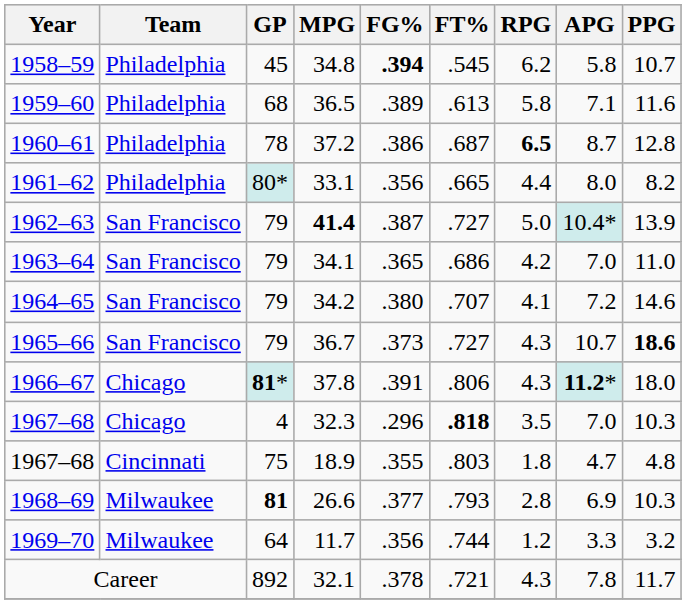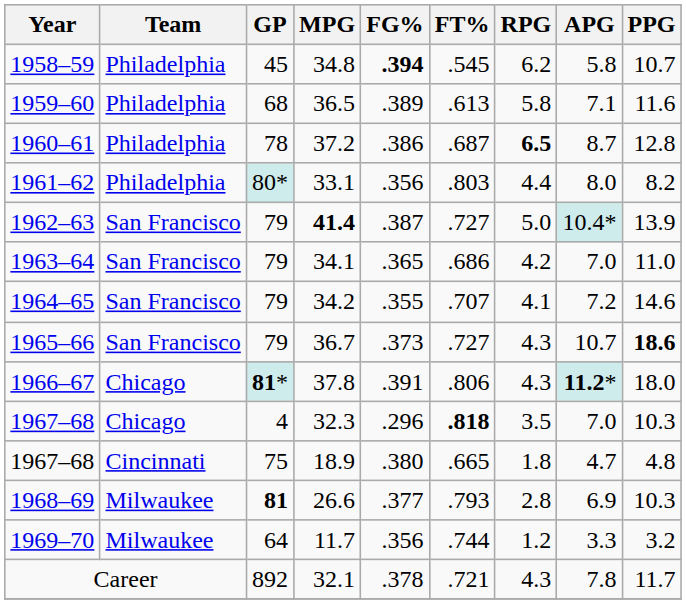(468, 182) .665 -> (468, 182) .803
(403, 301) .380 -> (403, 301) .355
(403, 460) .355 -> (403, 460) .380
(468, 460) .803 -> (468, 460) .665
